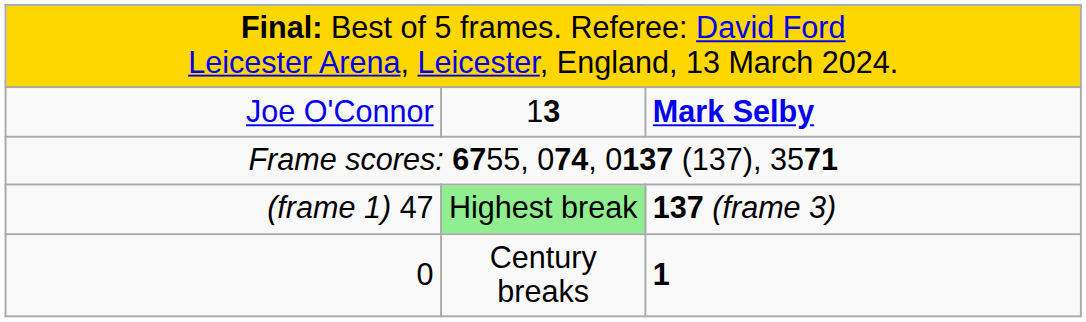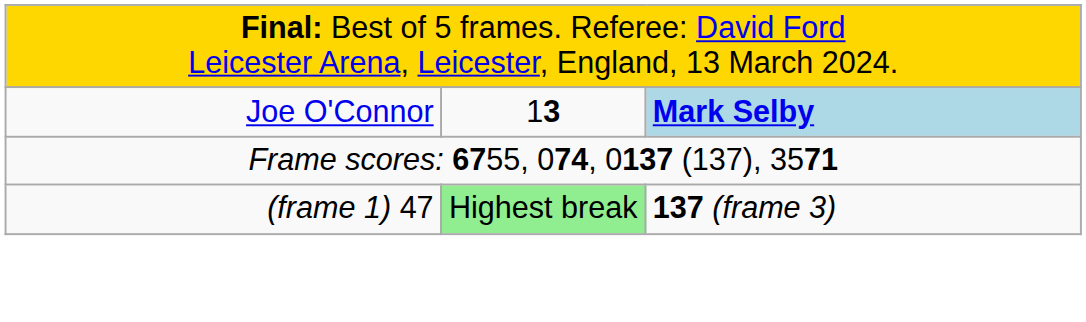(733, 111) no background -> (733, 111) lightblue background
- row: (425, 274)
